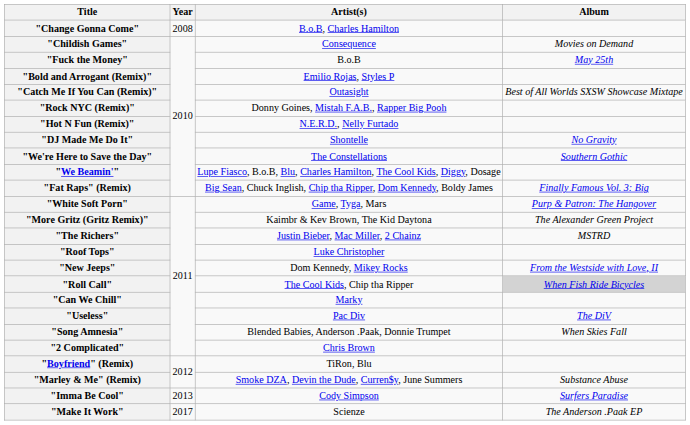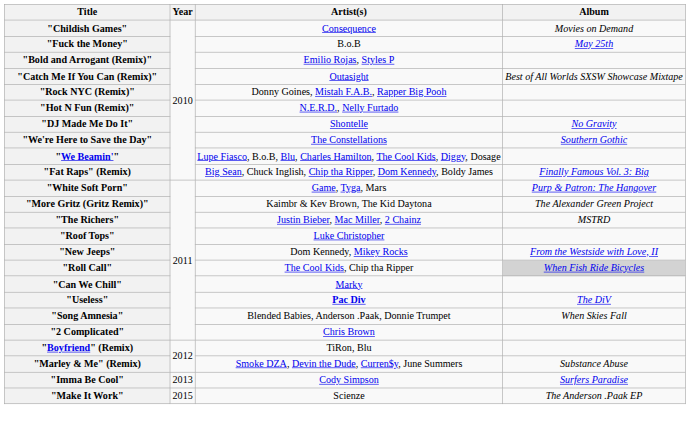- row: (87, 28)
(349, 316) normal -> (349, 300) bold
(183, 412) 2017 -> (183, 396) 2015
